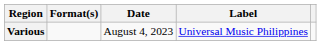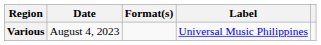columns swapped: (138, 13) <-> (74, 13)
